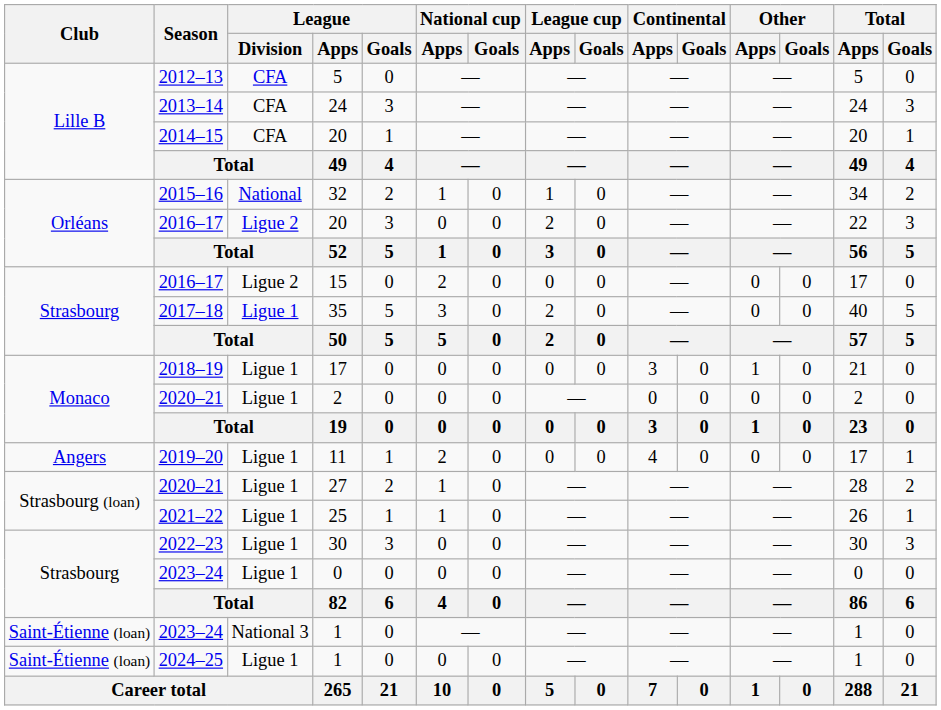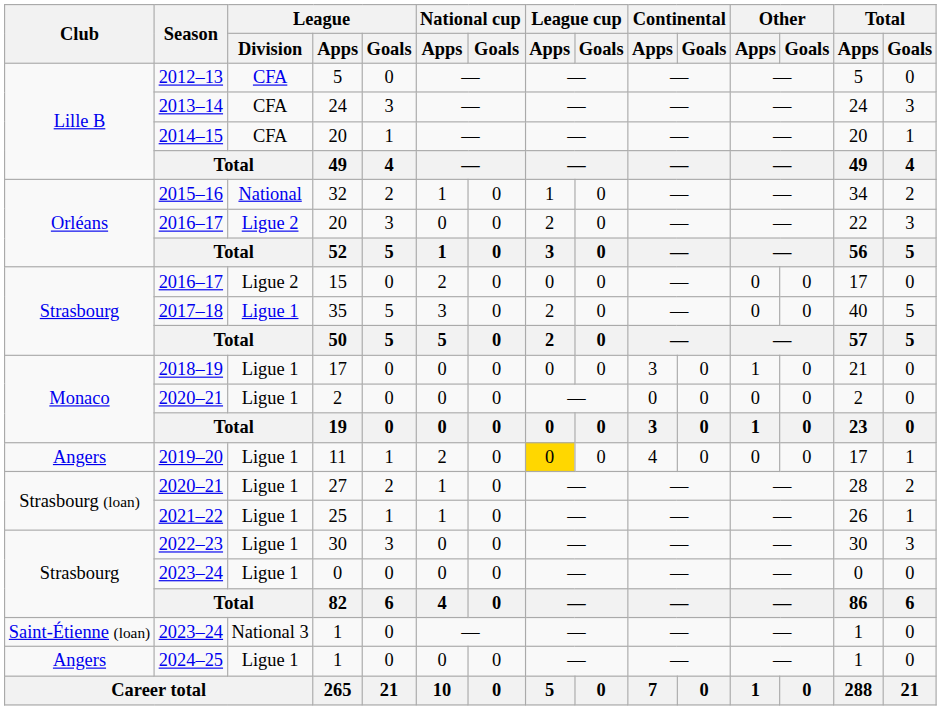(550, 456) no background -> (550, 456) gold background
(79, 661) Saint-Étienne (loan) -> (79, 661) Angers
